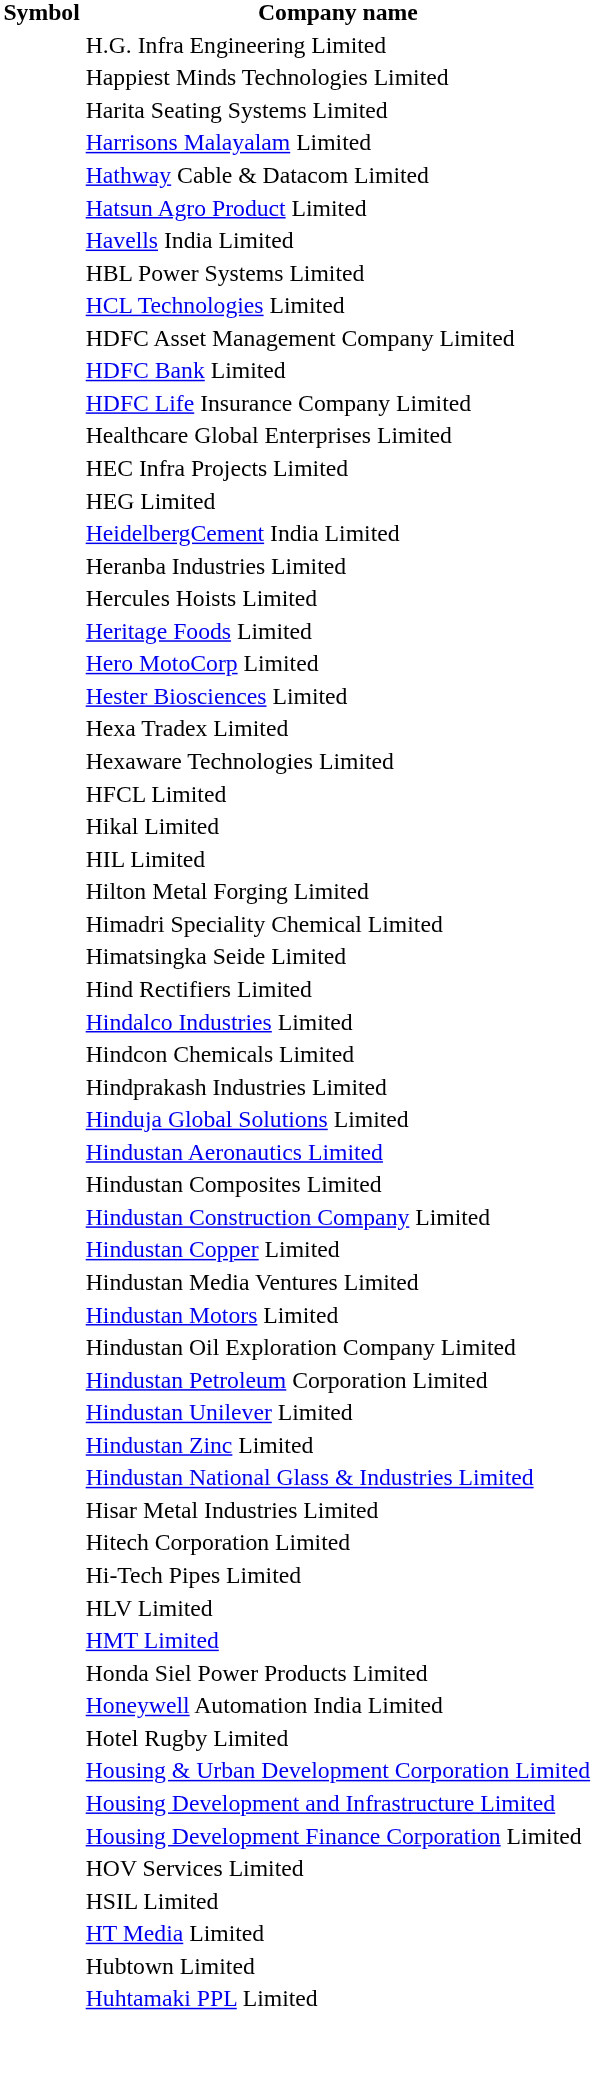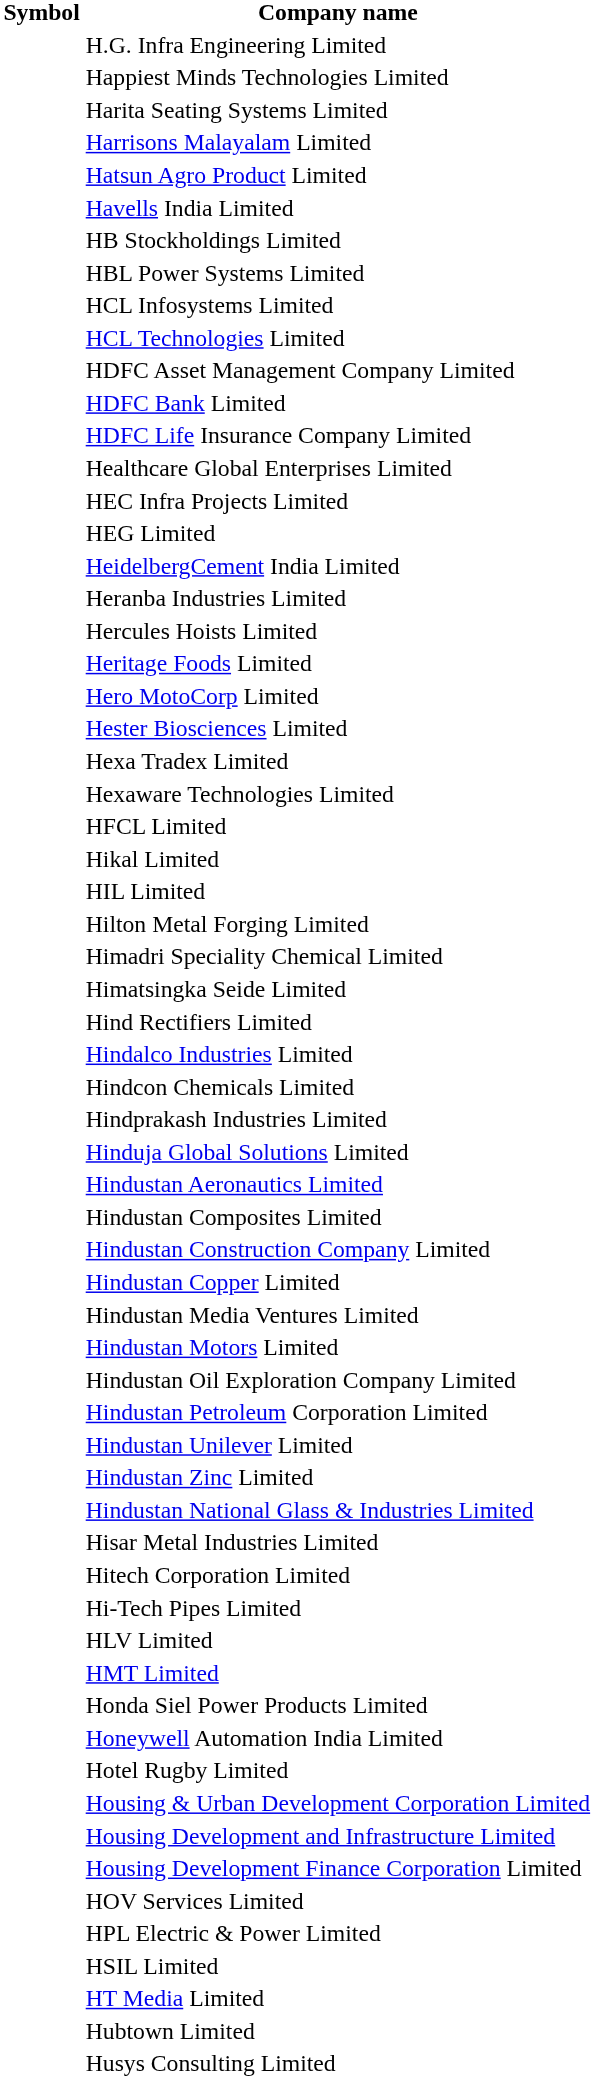- row: (257, 175)
+ row: (213, 240)
+ row: (210, 305)
+ row: (233, 1933)
- row: (202, 1998)
+ row: (211, 2063)
